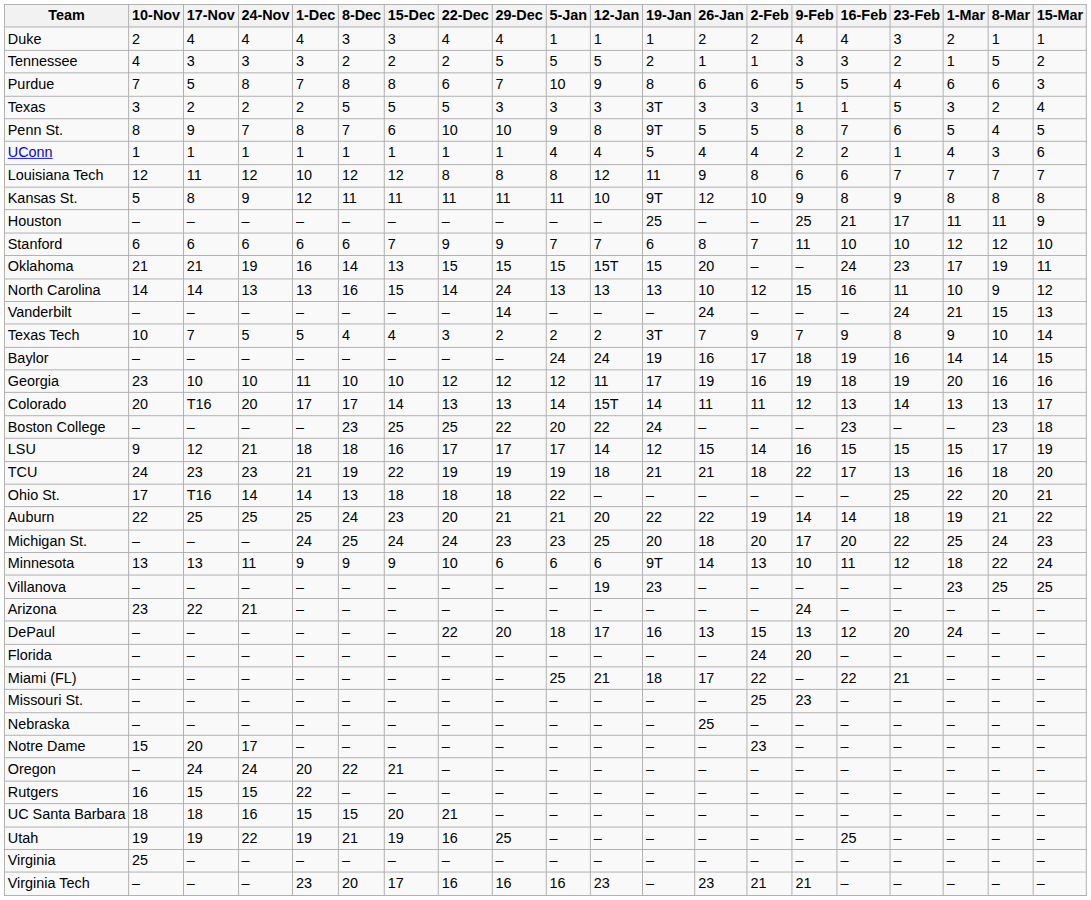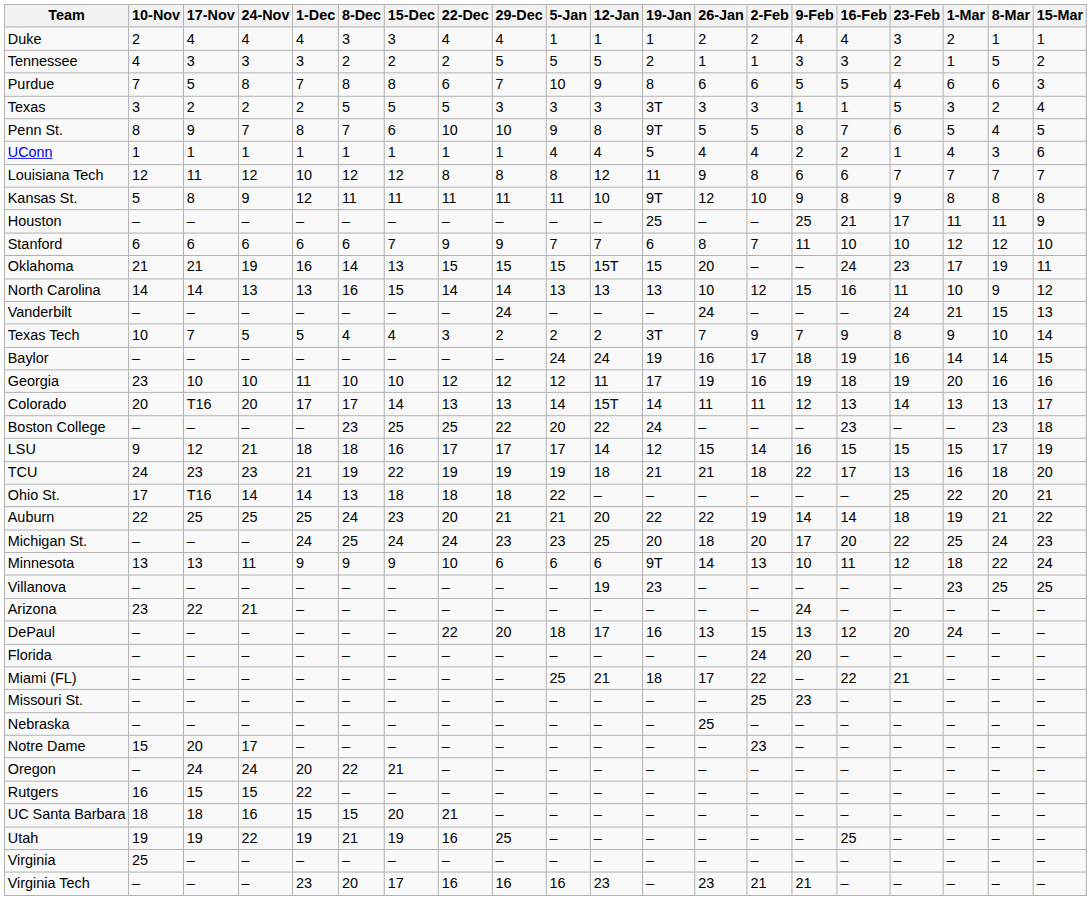(504, 289) 24 -> (504, 289) 14
(504, 312) 14 -> (504, 312) 24
